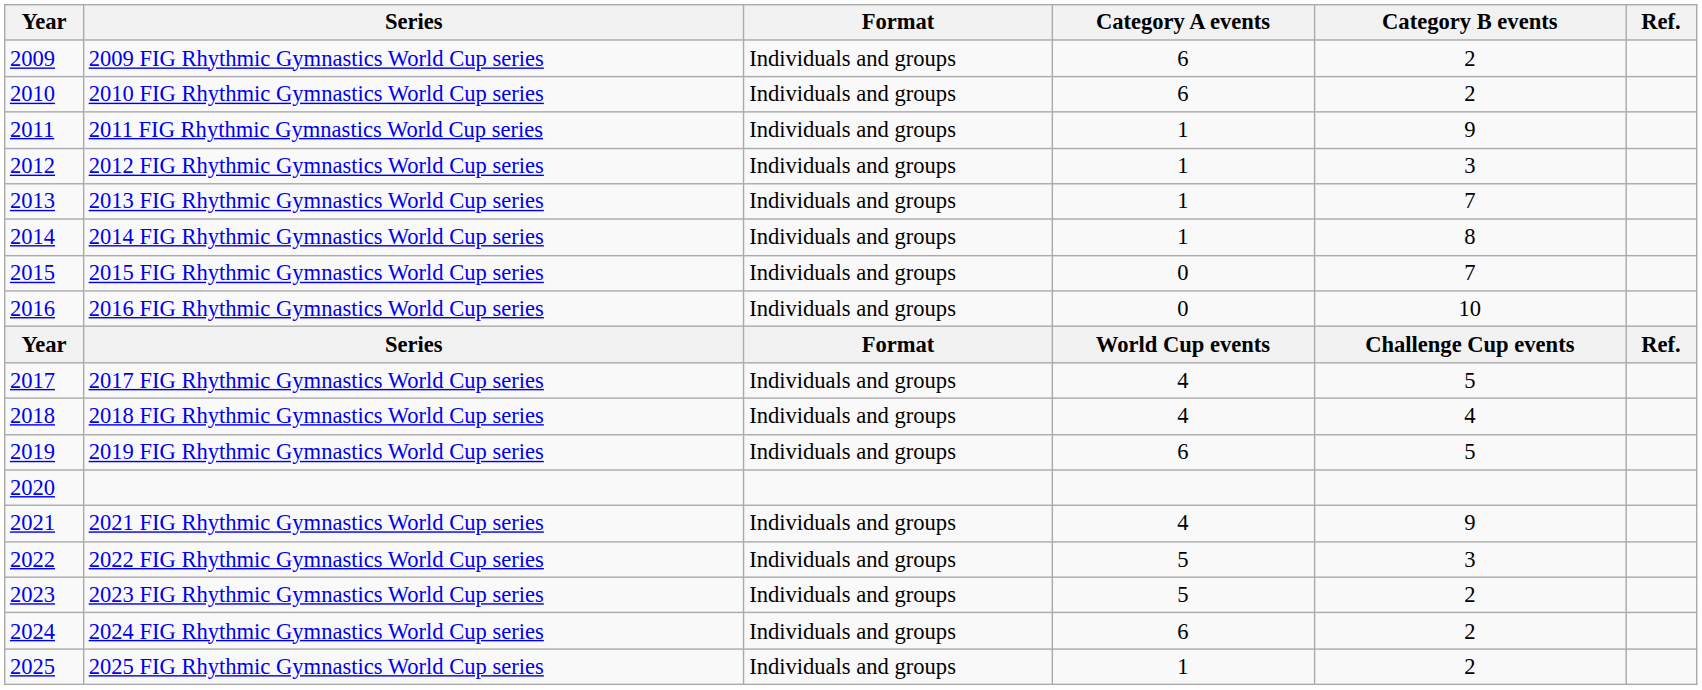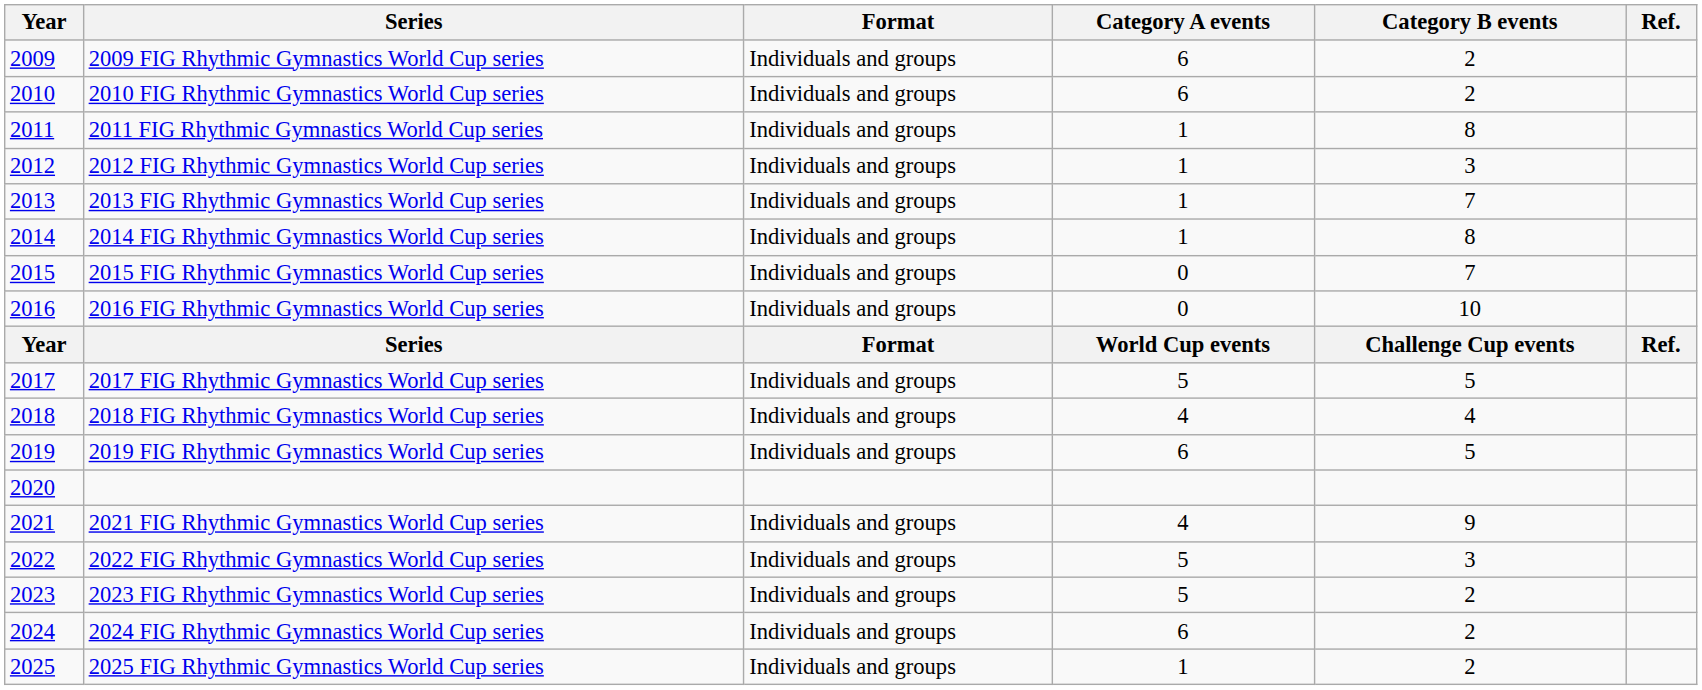(1470, 129) 9 -> (1470, 129) 8
(1183, 380) 4 -> (1183, 380) 5
